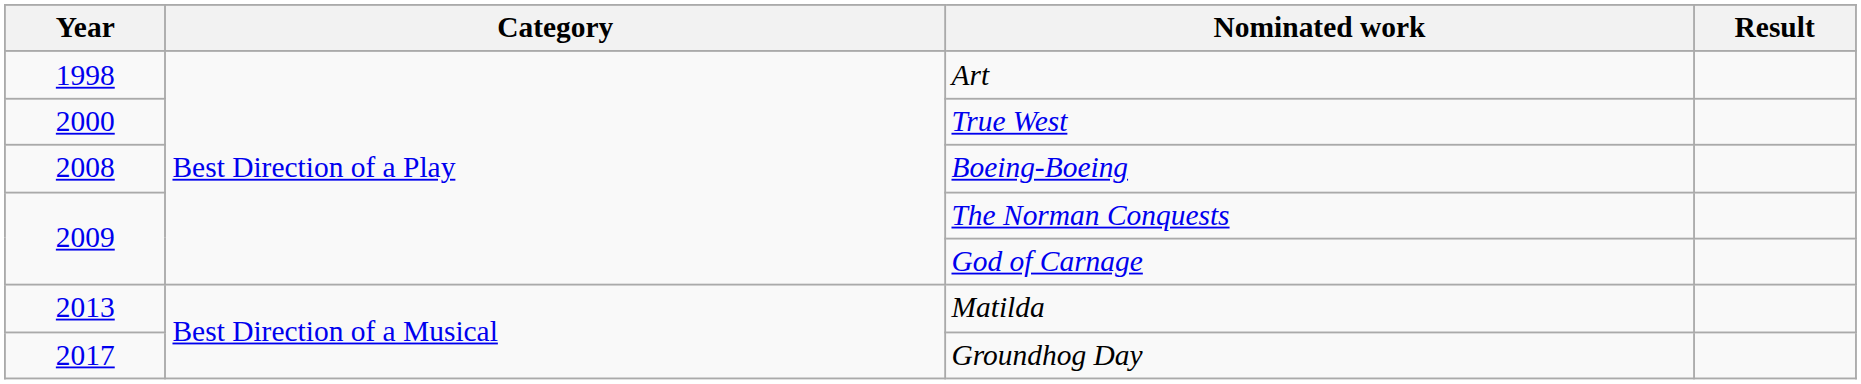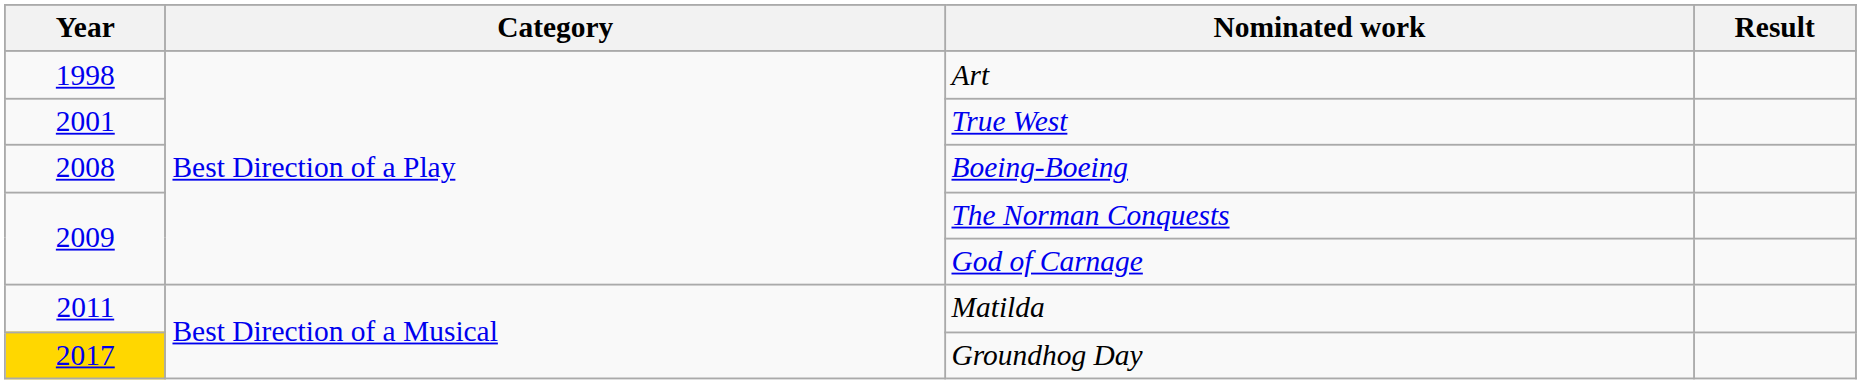(85, 121) 2000 -> (85, 121) 2001
(85, 307) 2013 -> (85, 307) 2011
(85, 354) no background -> (85, 354) gold background
